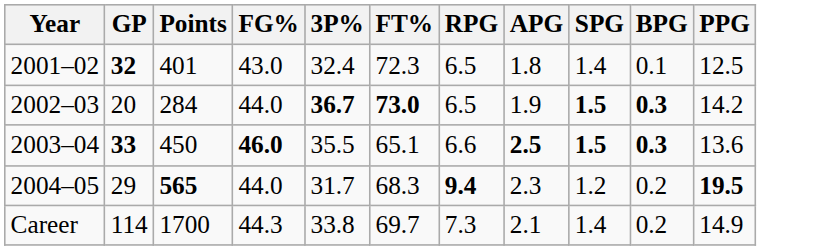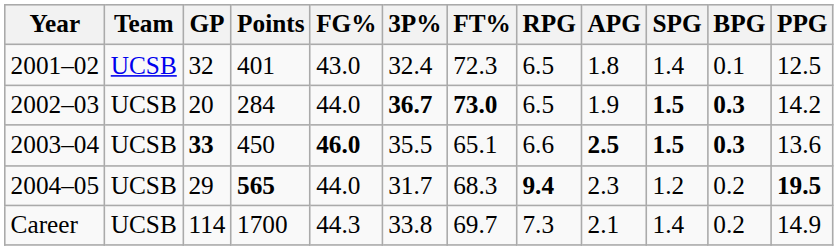+ column: (144, 24)
(123, 64) bold -> (201, 64) normal
